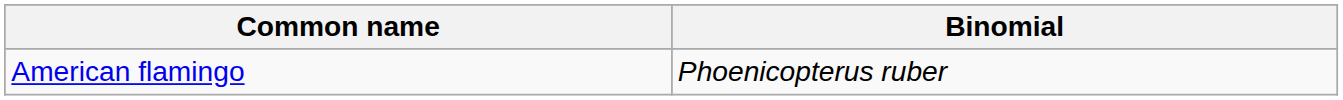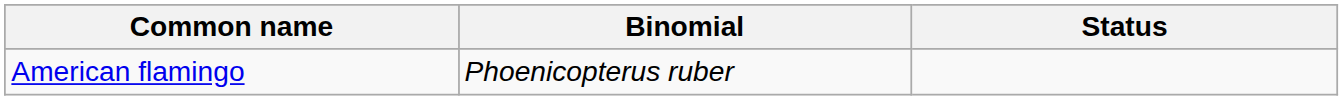+ column: (1125, 26)
